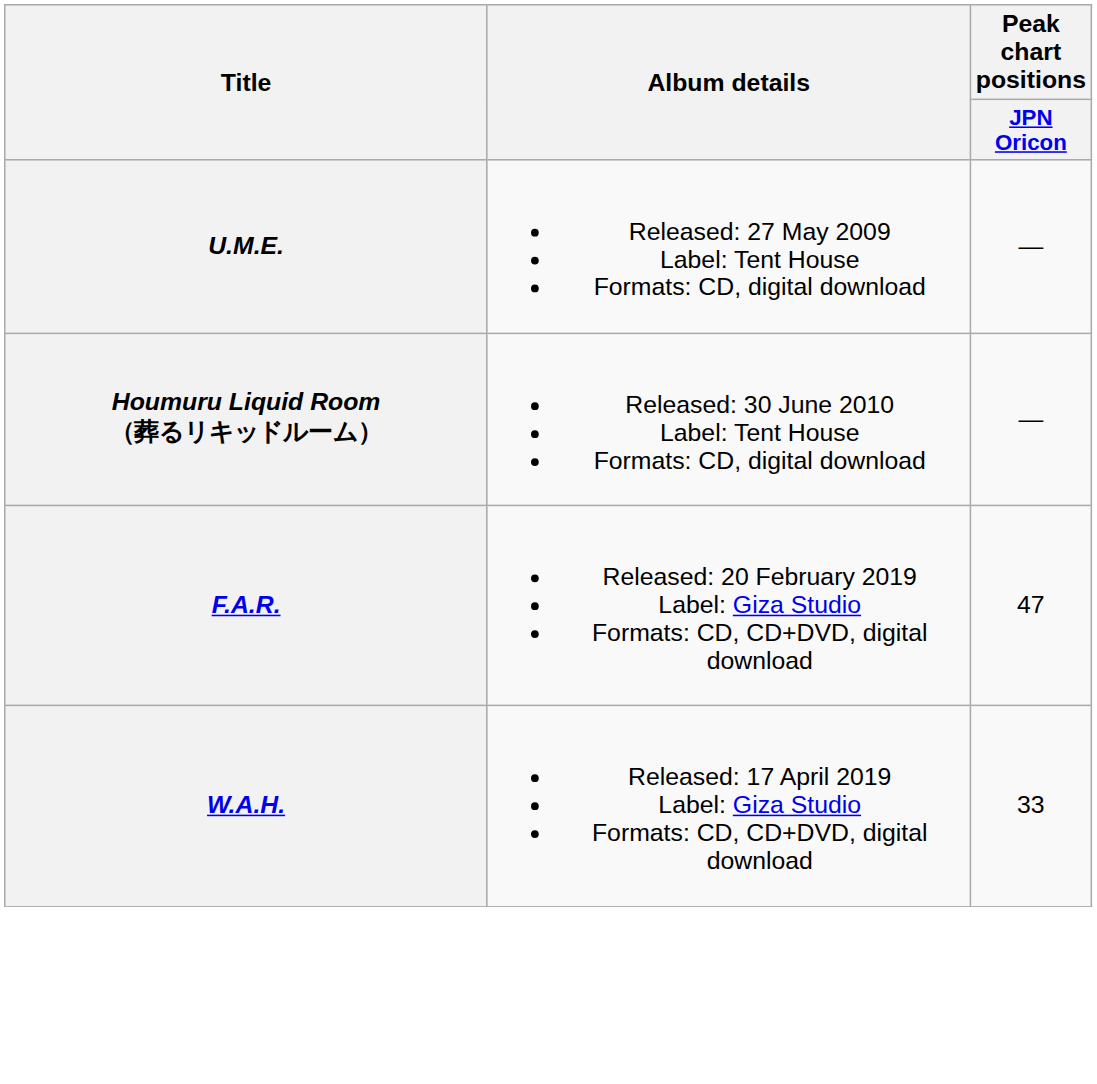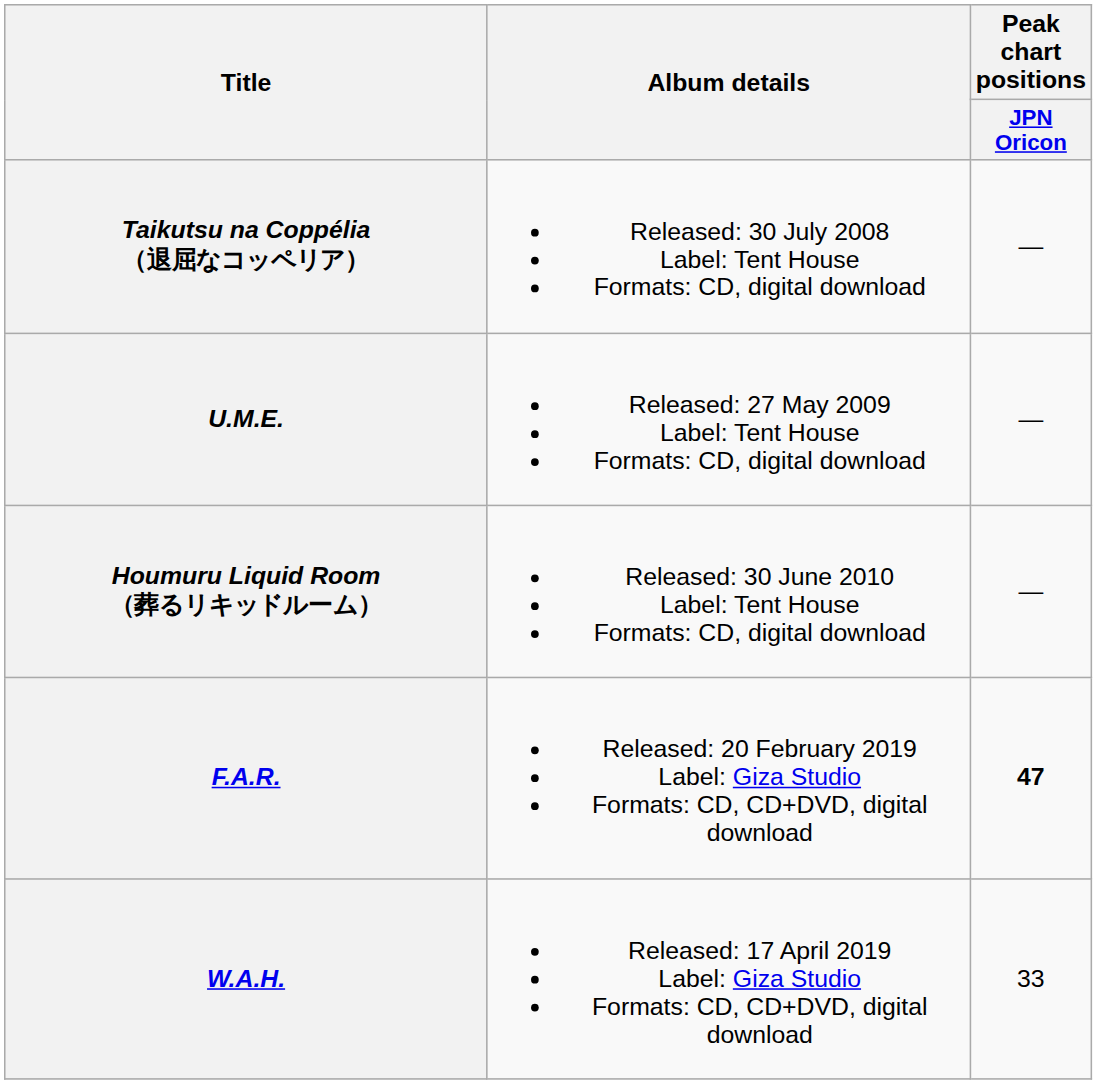+ row: (246, 244)
(1031, 605) normal -> (1031, 777) bold
